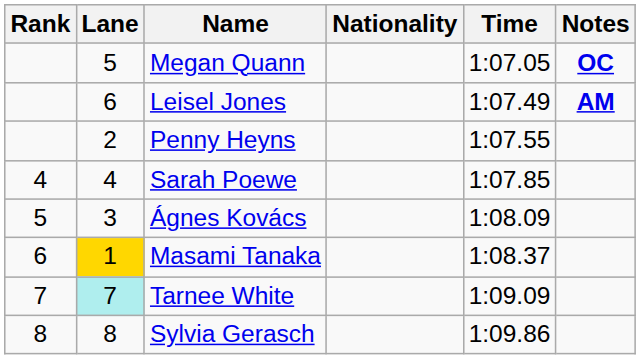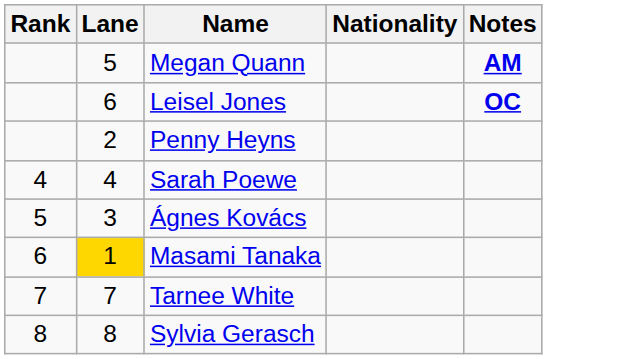- column: (510, 23)
(596, 62) OC -> (503, 62) AM
(596, 101) AM -> (503, 101) OC
(110, 295) paleturquoise background -> (110, 295) no background
